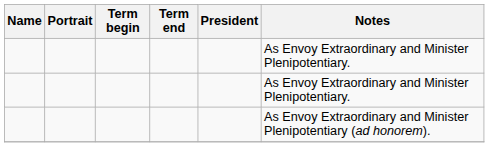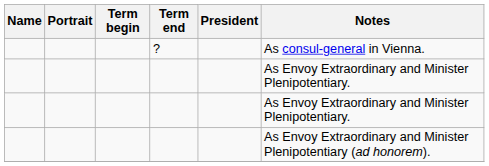+ row: (25, 49)
